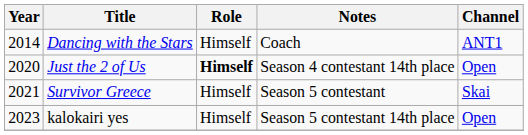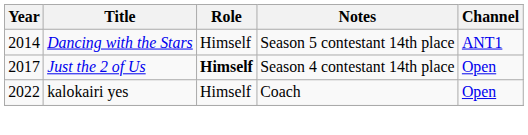(280, 42) Coach -> (357, 42) Season 5 contestant 14th place
(24, 67) 2020 -> (24, 67) 2017
- row: (99, 92)
(24, 117) 2023 -> (24, 92) 2022
(357, 117) Season 5 contestant 14th place -> (280, 92) Coach
